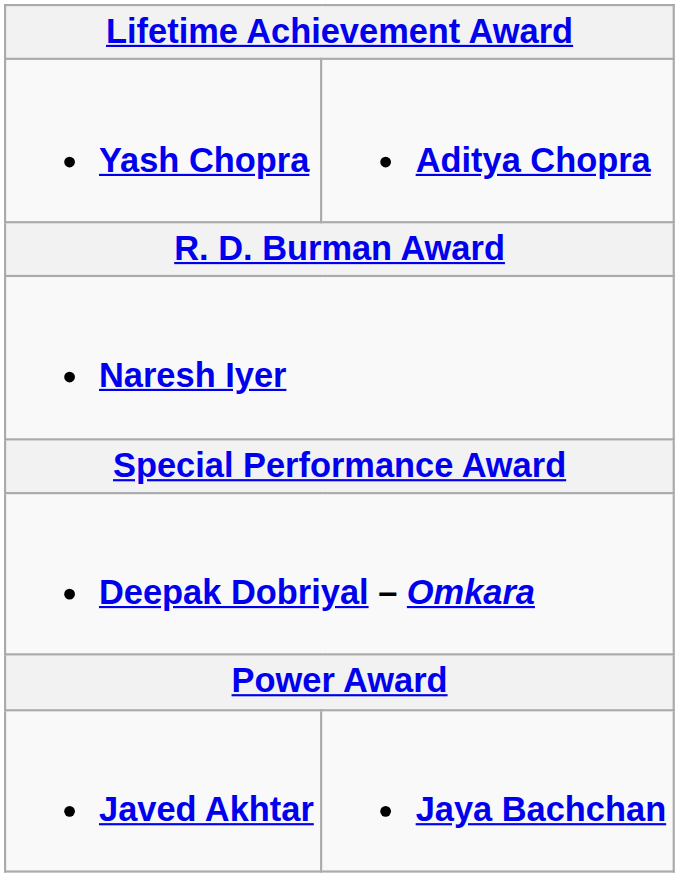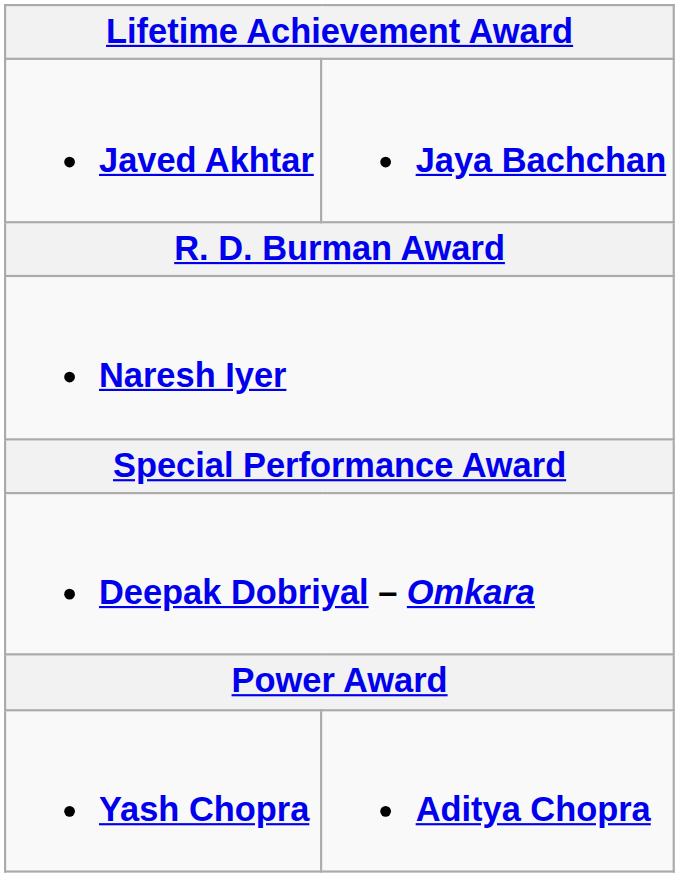rows swapped: (163, 810) <-> (163, 160)
